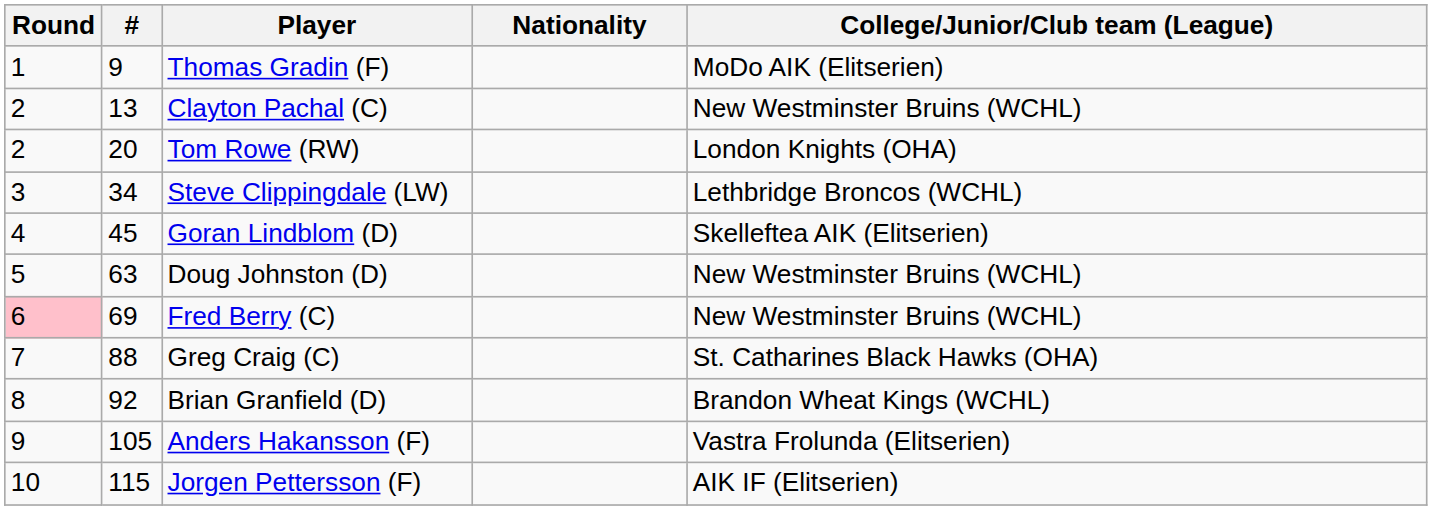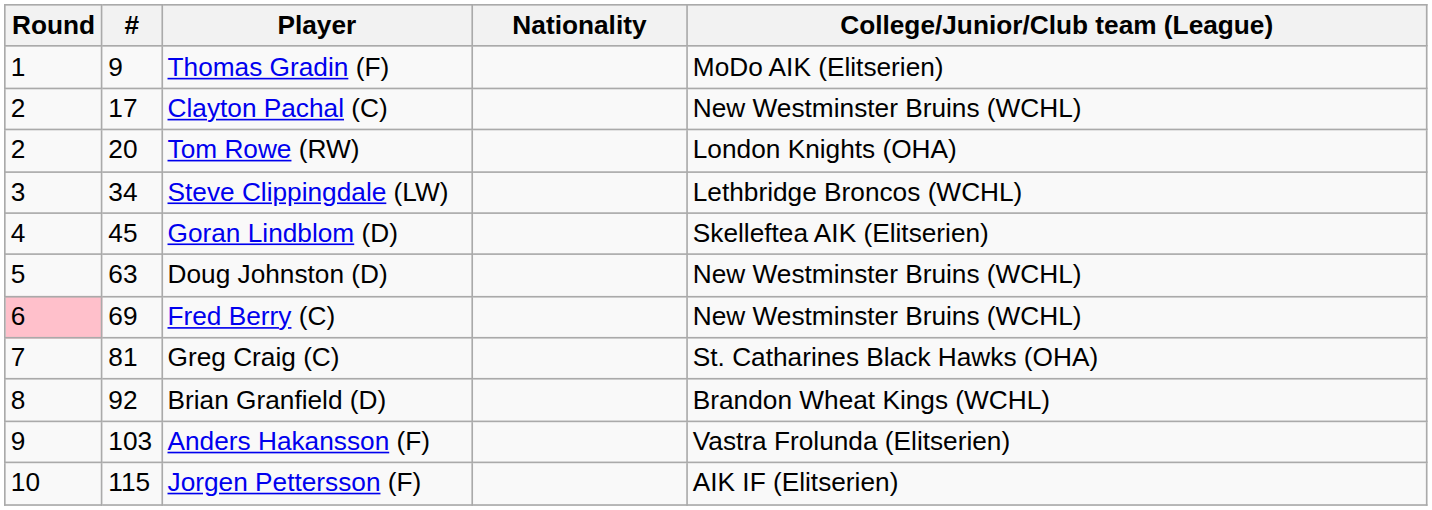(123, 108) 13 -> (123, 108) 17
(123, 358) 88 -> (123, 358) 81
(130, 441) 105 -> (130, 441) 103
